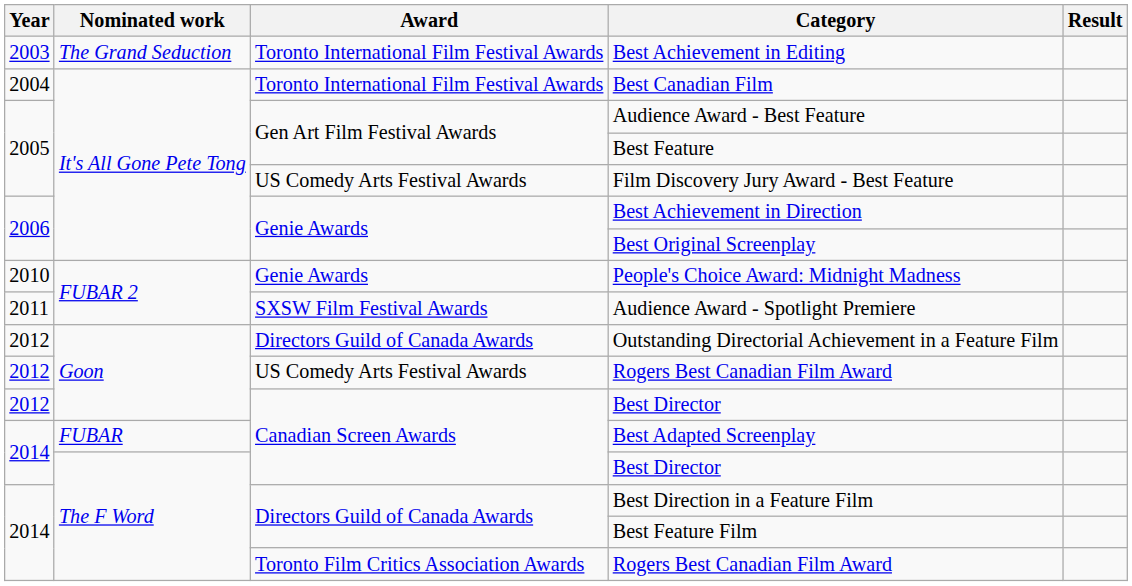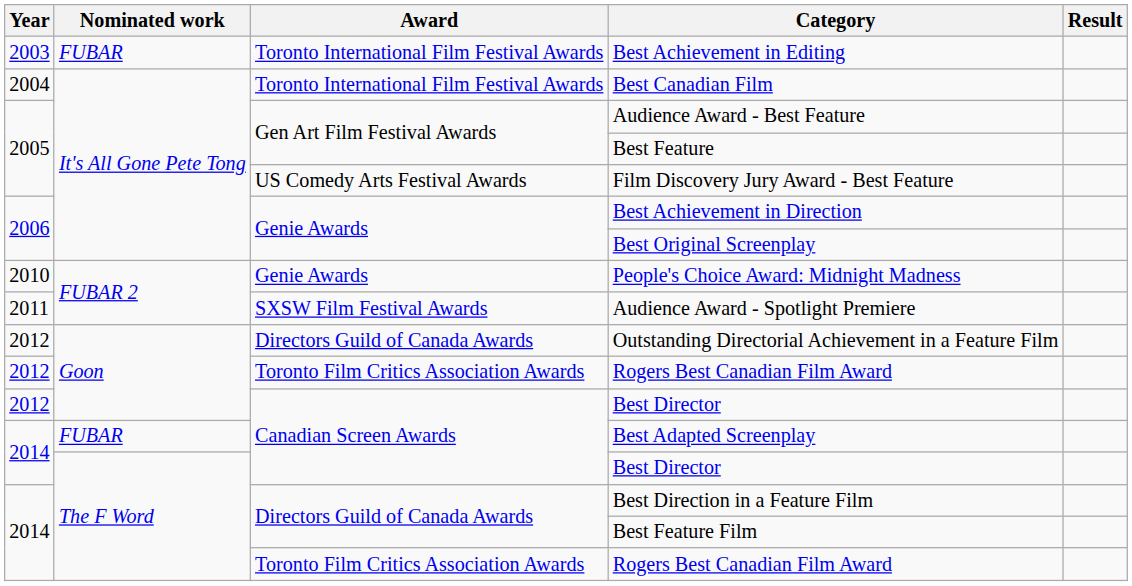(145, 52) The Grand Seduction -> (91, 52) FUBAR
(391, 372) US Comedy Arts Festival Awards -> (420, 372) Toronto Film Critics Association Awards
